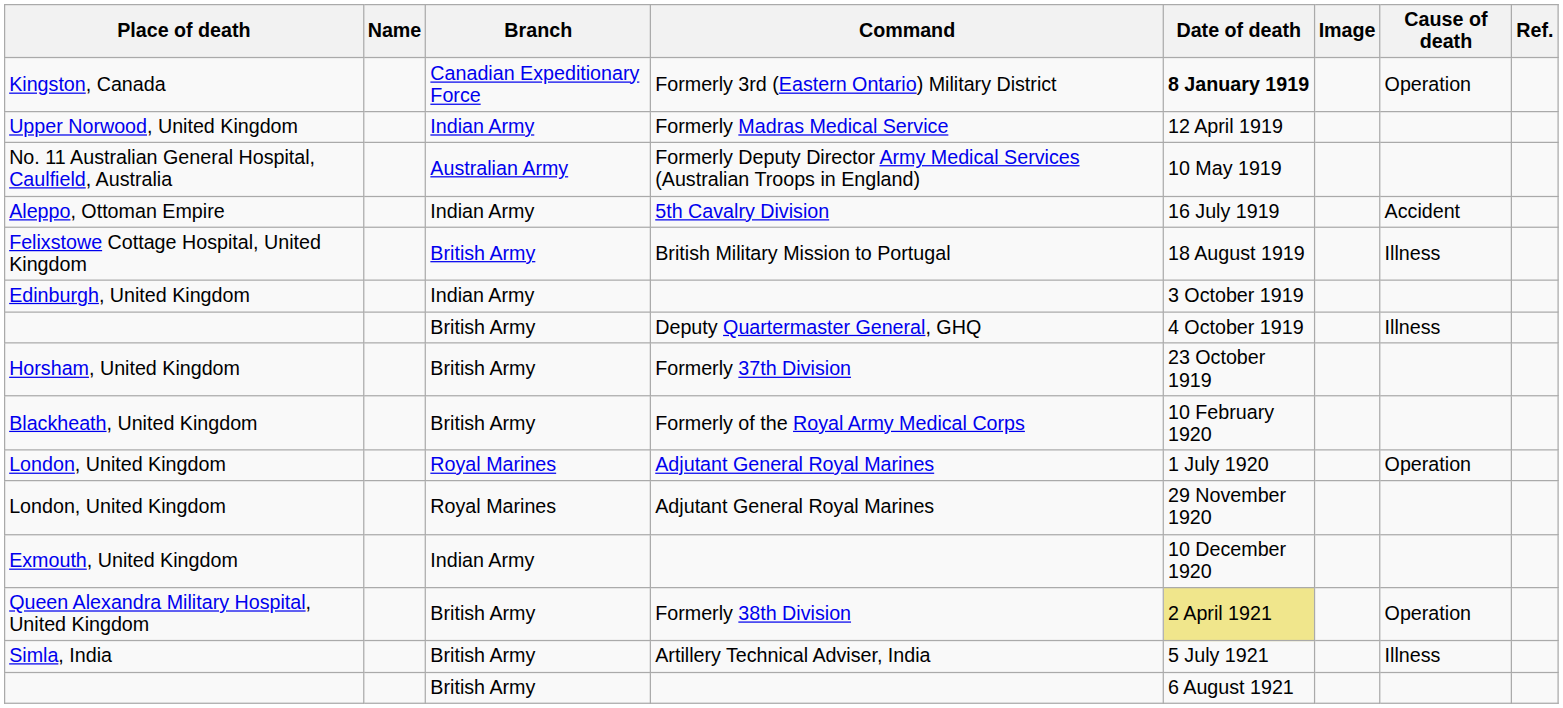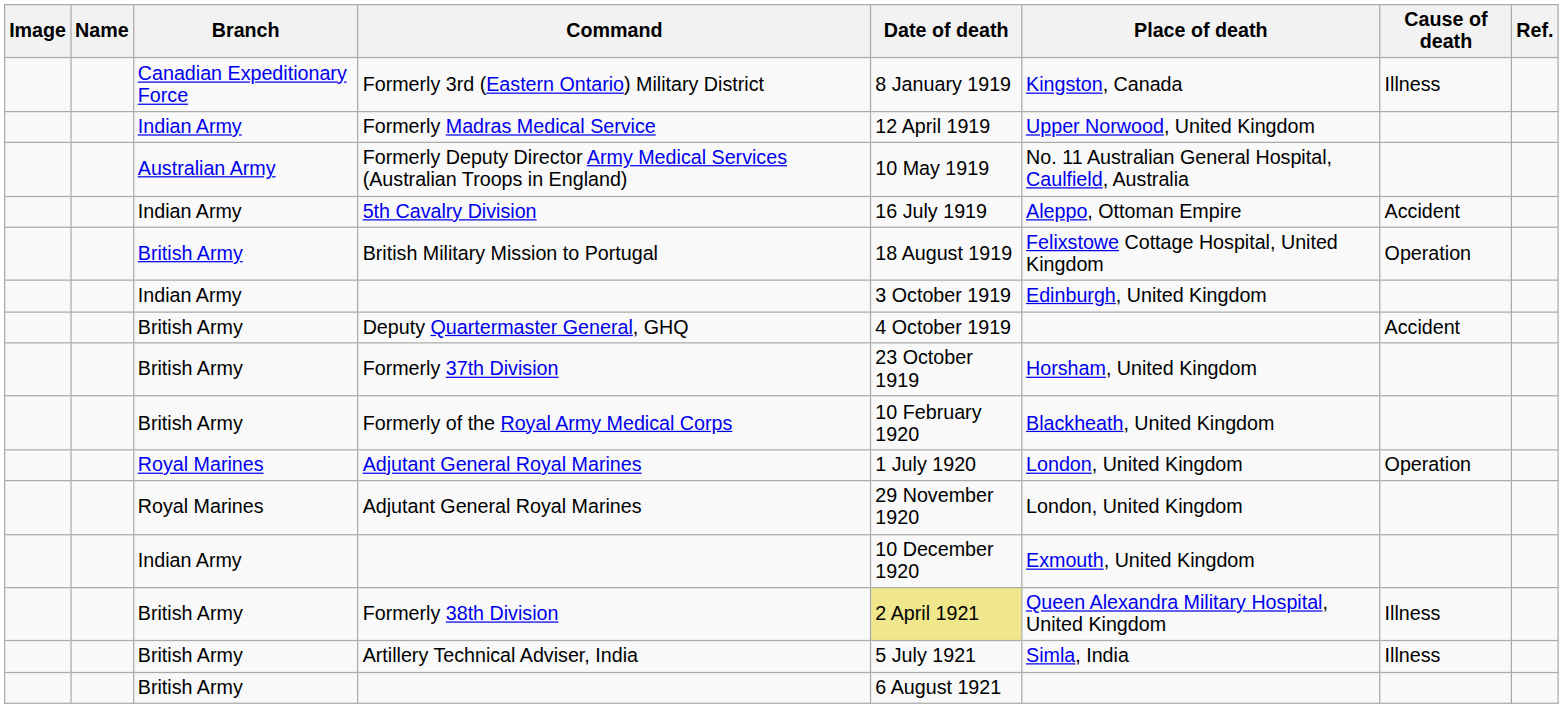columns swapped: (1347, 31) <-> (184, 31)
(1239, 84) bold -> (943, 84) normal
(1428, 84) Operation -> (1412, 84) Illness
(1412, 253) Illness -> (1428, 253) Operation
(1412, 327) Illness -> (1422, 327) Accident
(1428, 614) Operation -> (1412, 614) Illness
